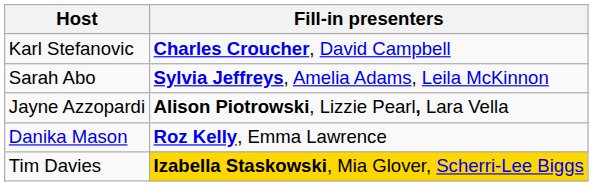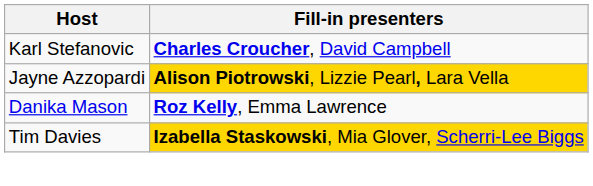- row: (52, 78)
(331, 107) no background -> (331, 78) gold background
